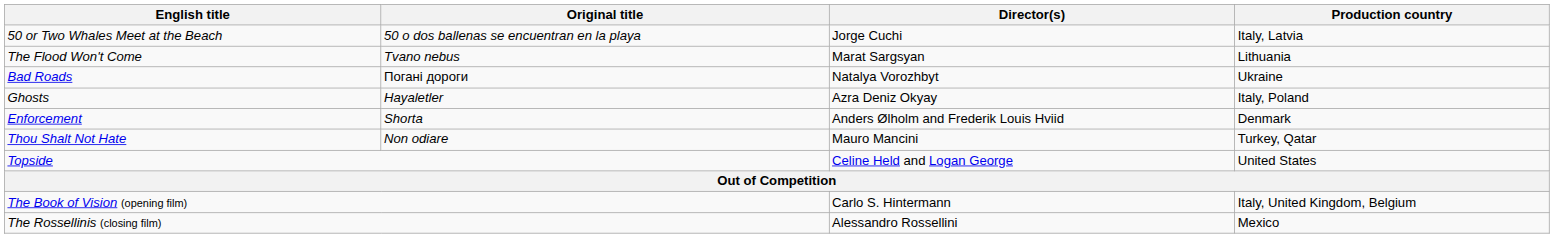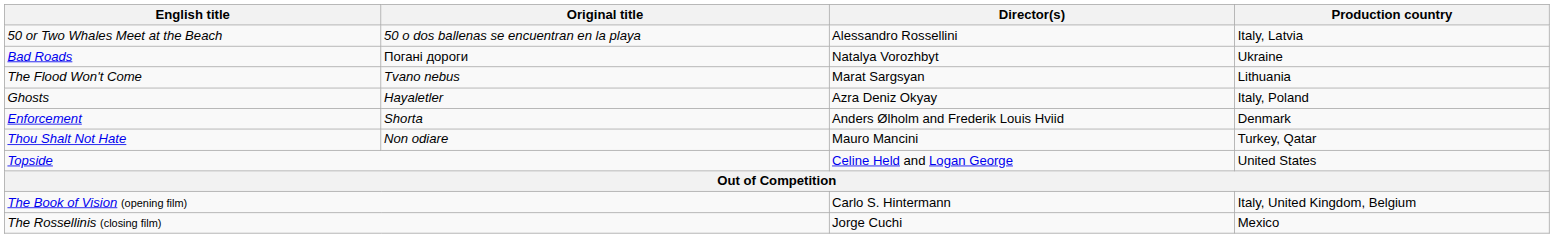(867, 35) Jorge Cuchi -> (895, 35) Alessandro Rossellini
rows swapped: (40, 77) <-> (75, 56)
(895, 222) Alessandro Rossellini -> (867, 222) Jorge Cuchi
